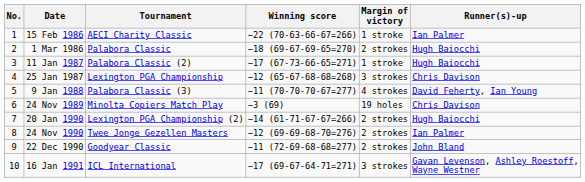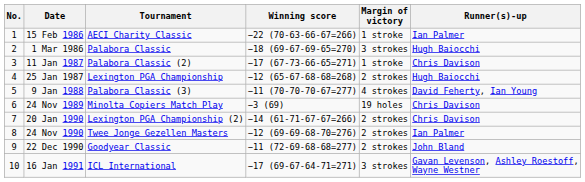(385, 49) 2 strokes -> (385, 49) 3 strokes
(446, 63) Hugh Baiocchi -> (446, 63) Chris Davison
(385, 77) 3 strokes -> (385, 77) 2 strokes
(446, 77) Chris Davison -> (446, 77) Hugh Baiocchi
(446, 119) Hugh Baiocchi -> (446, 119) Chris Davison
